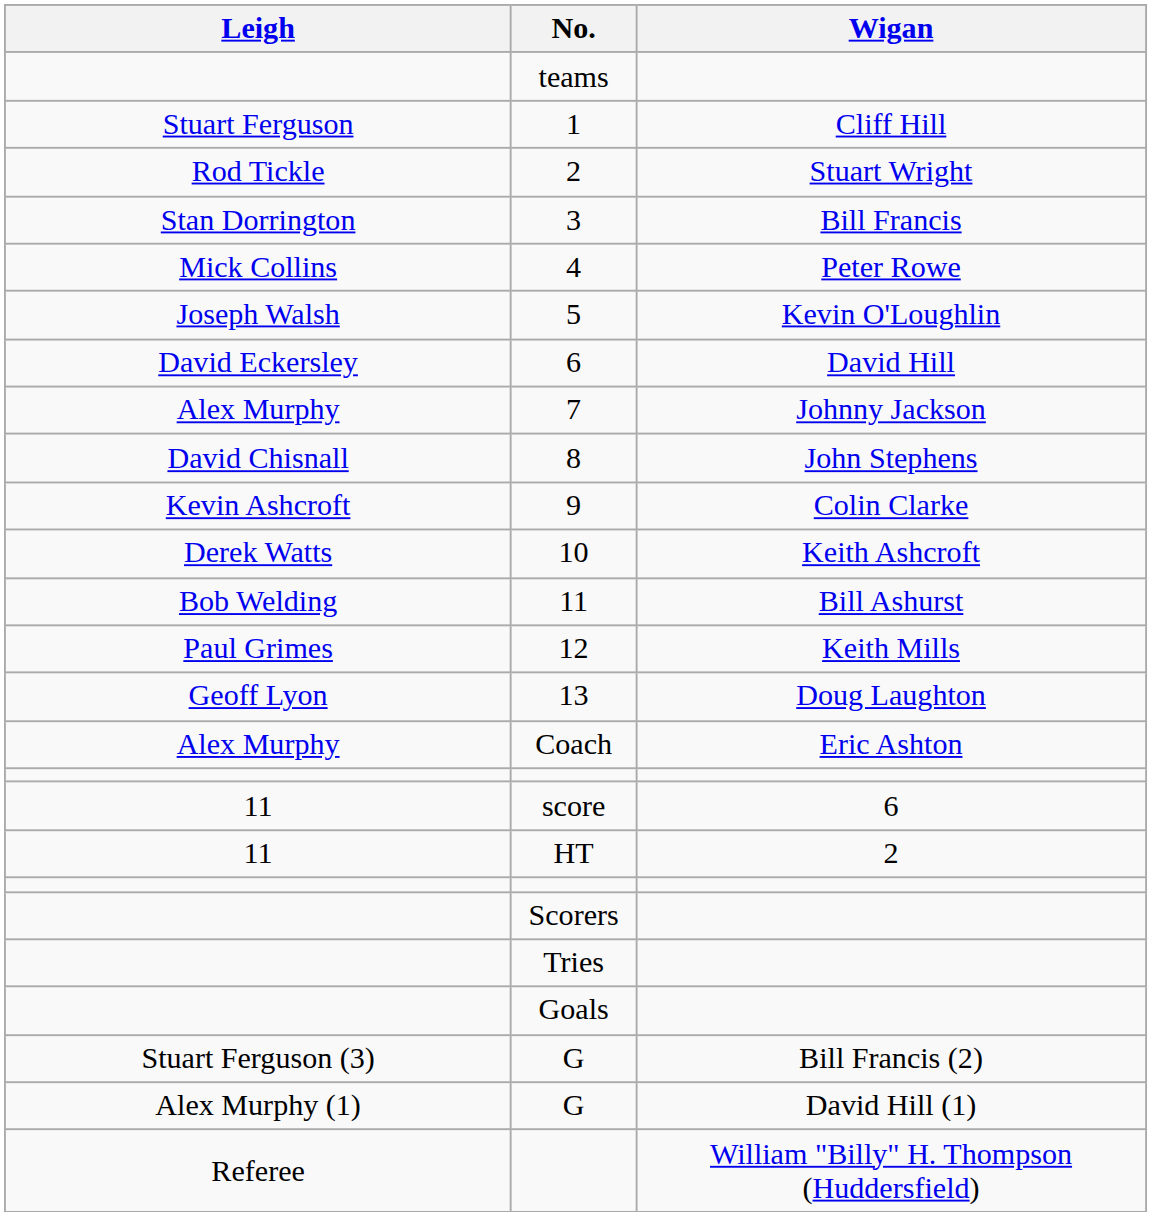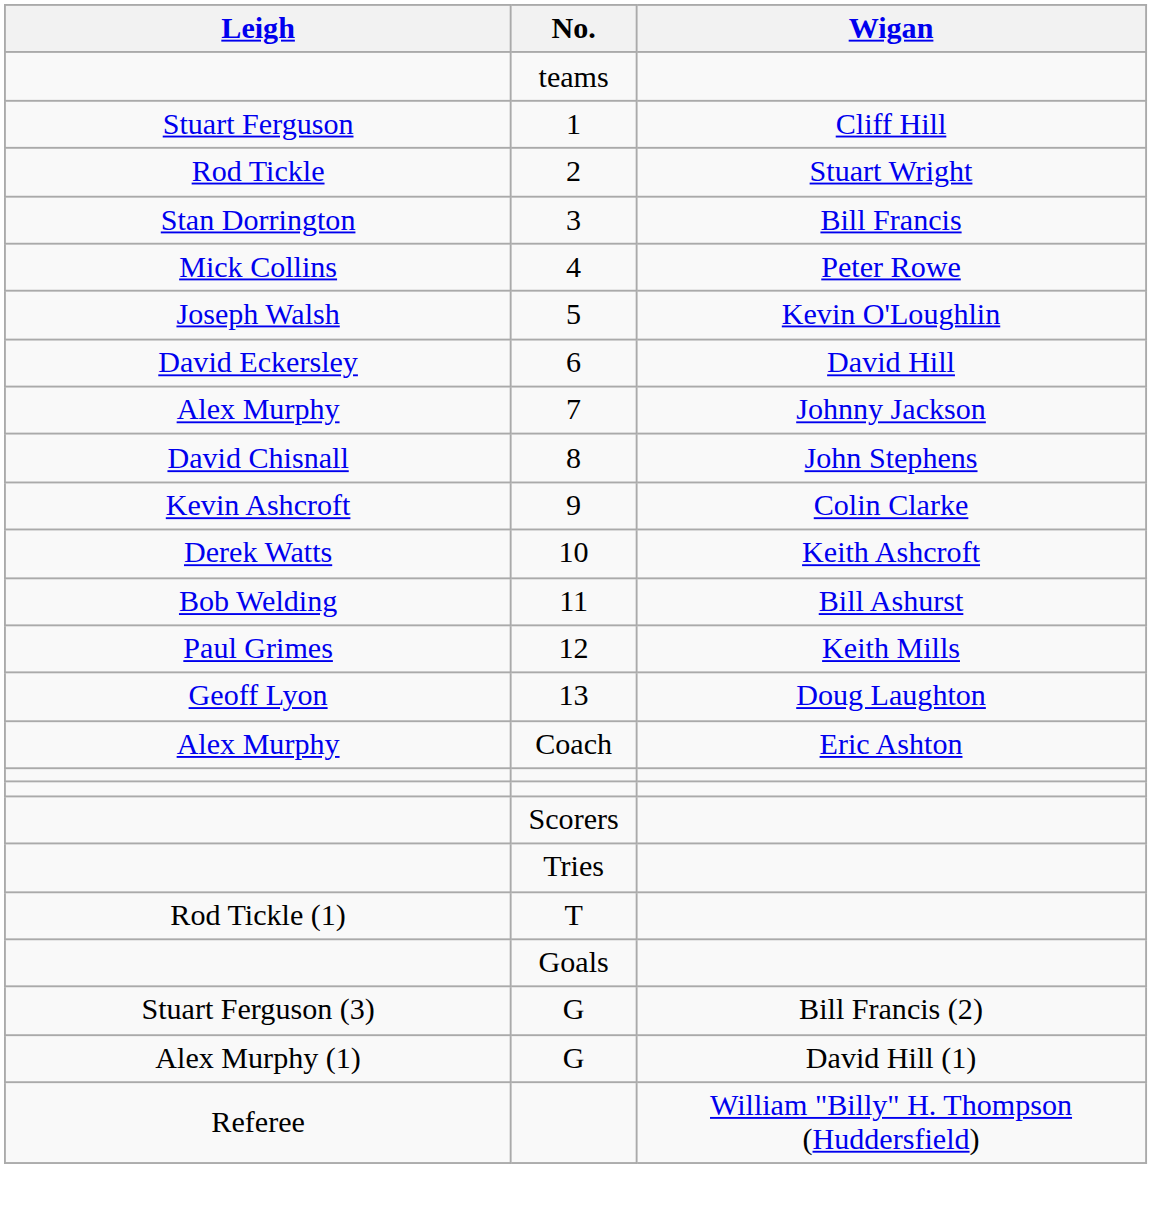- row: (574, 805)
- row: (574, 853)
+ row: (574, 914)
